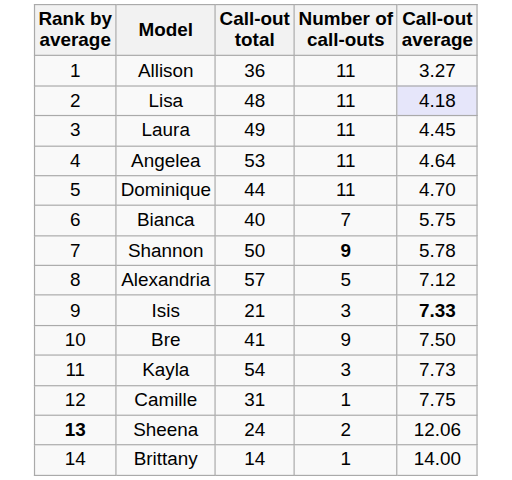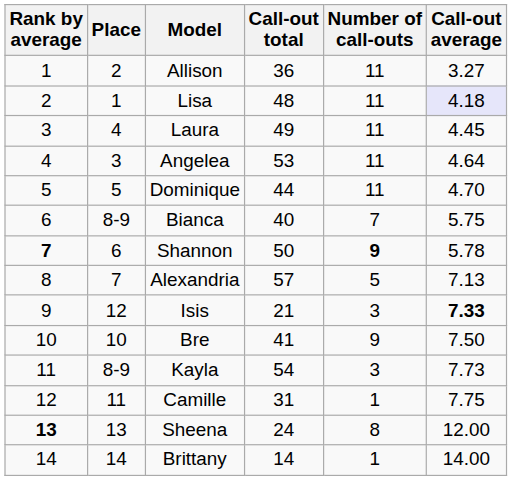+ column: (116, 30)
(75, 250) normal -> (46, 250) bold
(437, 280) 7.12 -> (466, 280) 7.13
(346, 429) 2 -> (375, 429) 8
(437, 429) 12.06 -> (466, 429) 12.00
